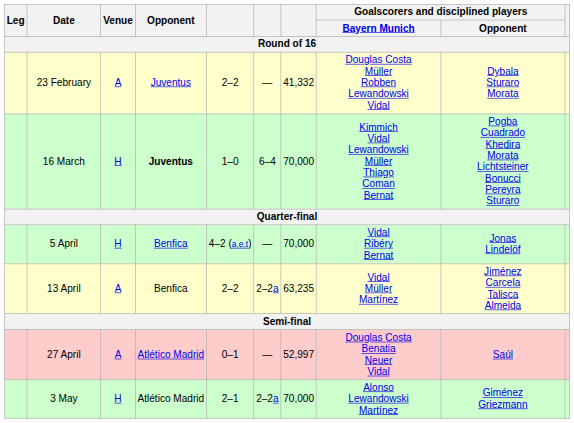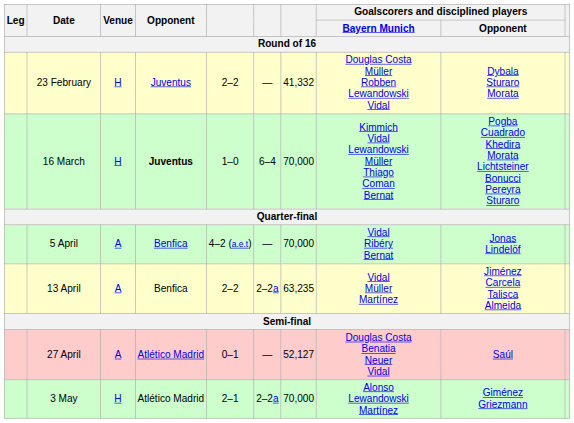(118, 83) A -> (118, 83) H
(118, 244) H -> (118, 244) A
(299, 354) 52,997 -> (299, 354) 52,127
